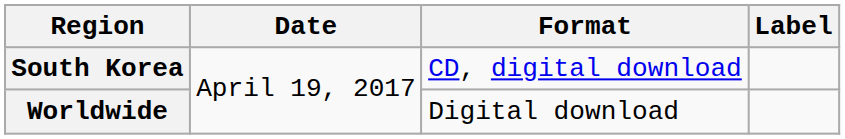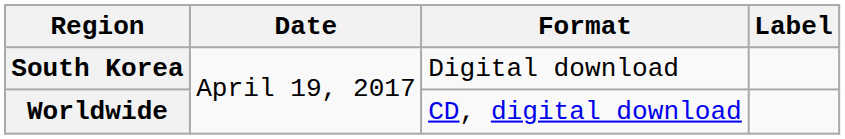(585, 69) CD, digital download -> (554, 69) Digital download
(554, 111) Digital download -> (585, 111) CD, digital download
